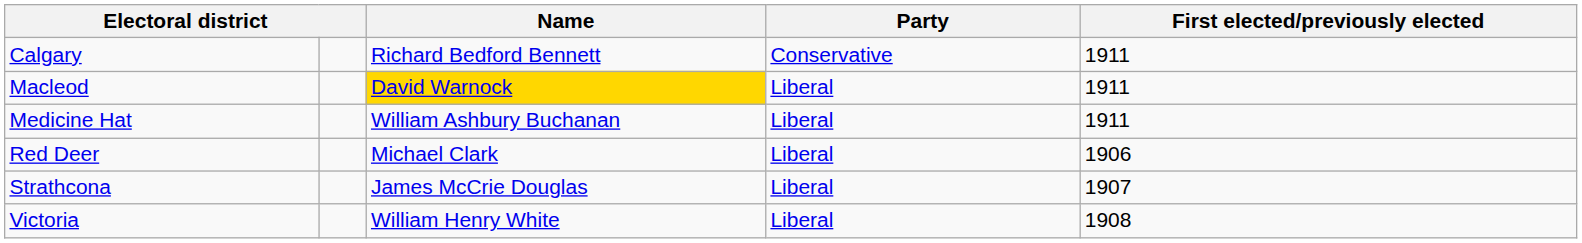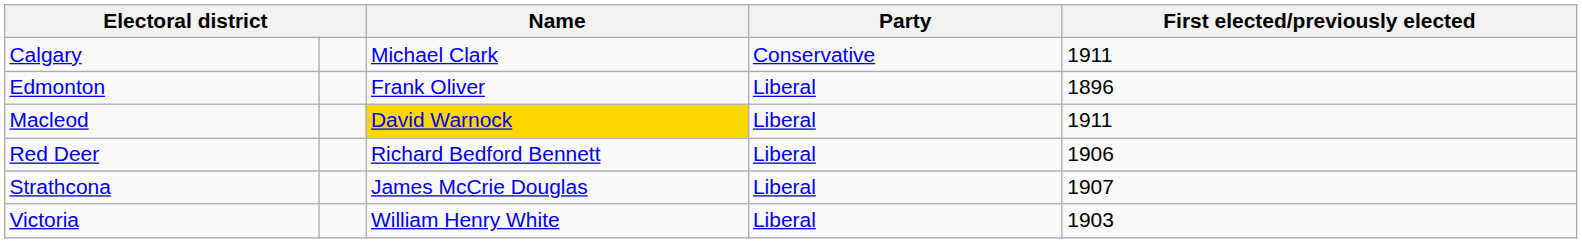(486, 54) Richard Bedford Bennett -> (434, 54) Michael Clark
+ row: (57, 87)
- row: (71, 120)
(434, 154) Michael Clark -> (486, 154) Richard Bedford Bennett
(1108, 220) 1908 -> (1091, 220) 1903
